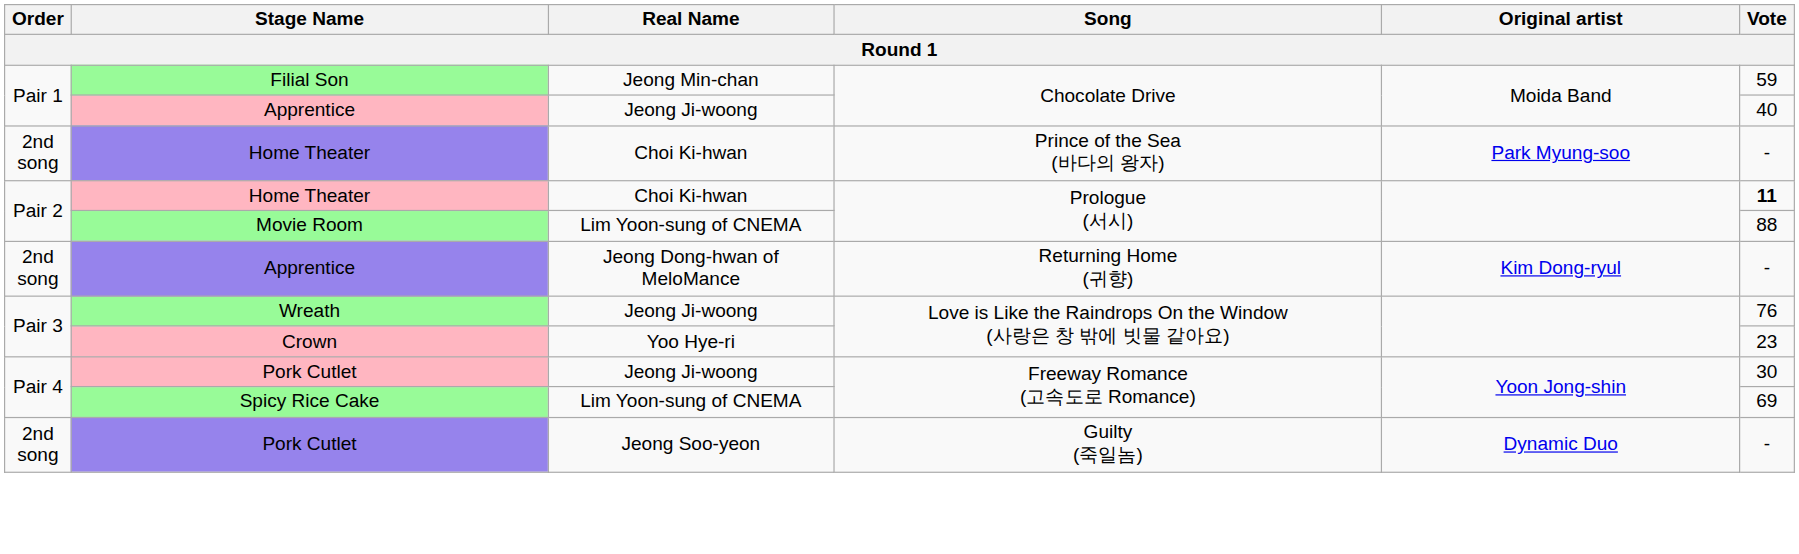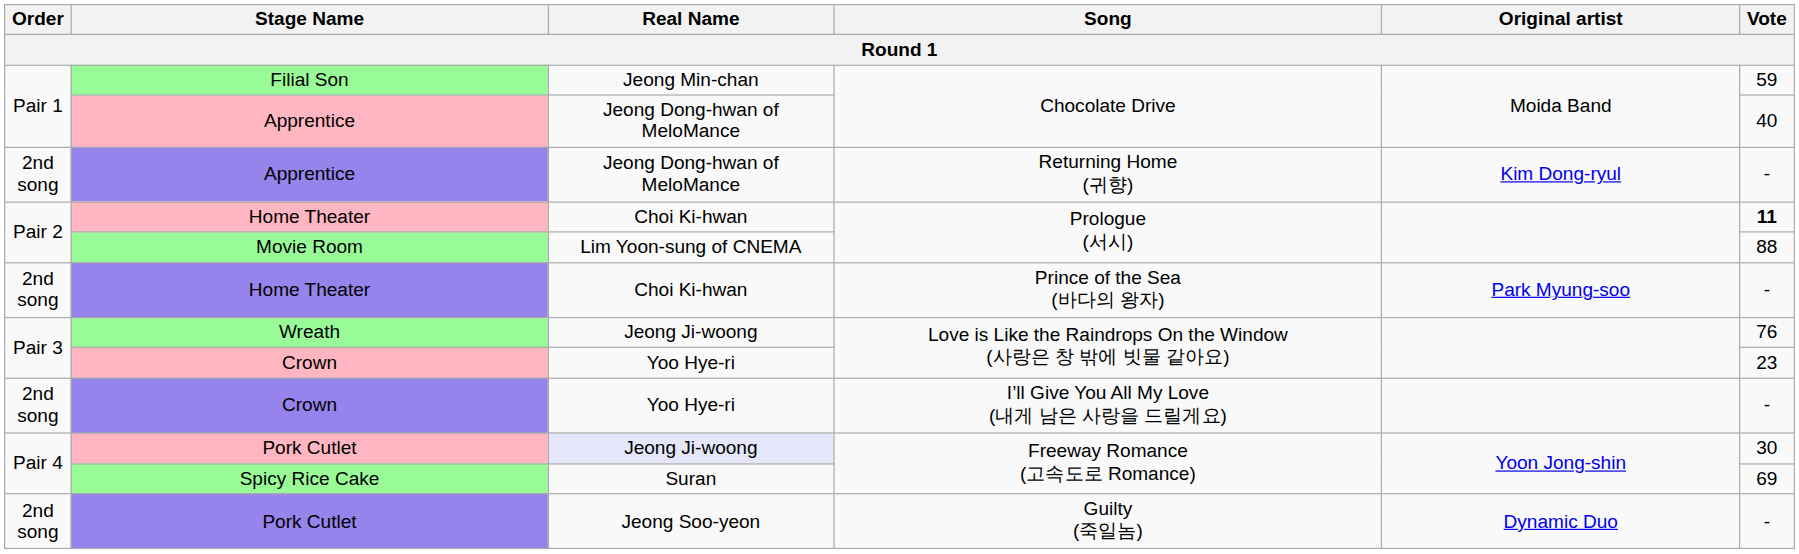(691, 110) Jeong Ji-woong -> (691, 120) Jeong Dong-hwan of MeloMance
rows swapped: (309, 268) <-> (309, 152)
+ row: (309, 405)
(691, 371) no background -> (691, 448) lavender background
(691, 401) Lim Yoon-sung of CNEMA -> (691, 478) Suran
